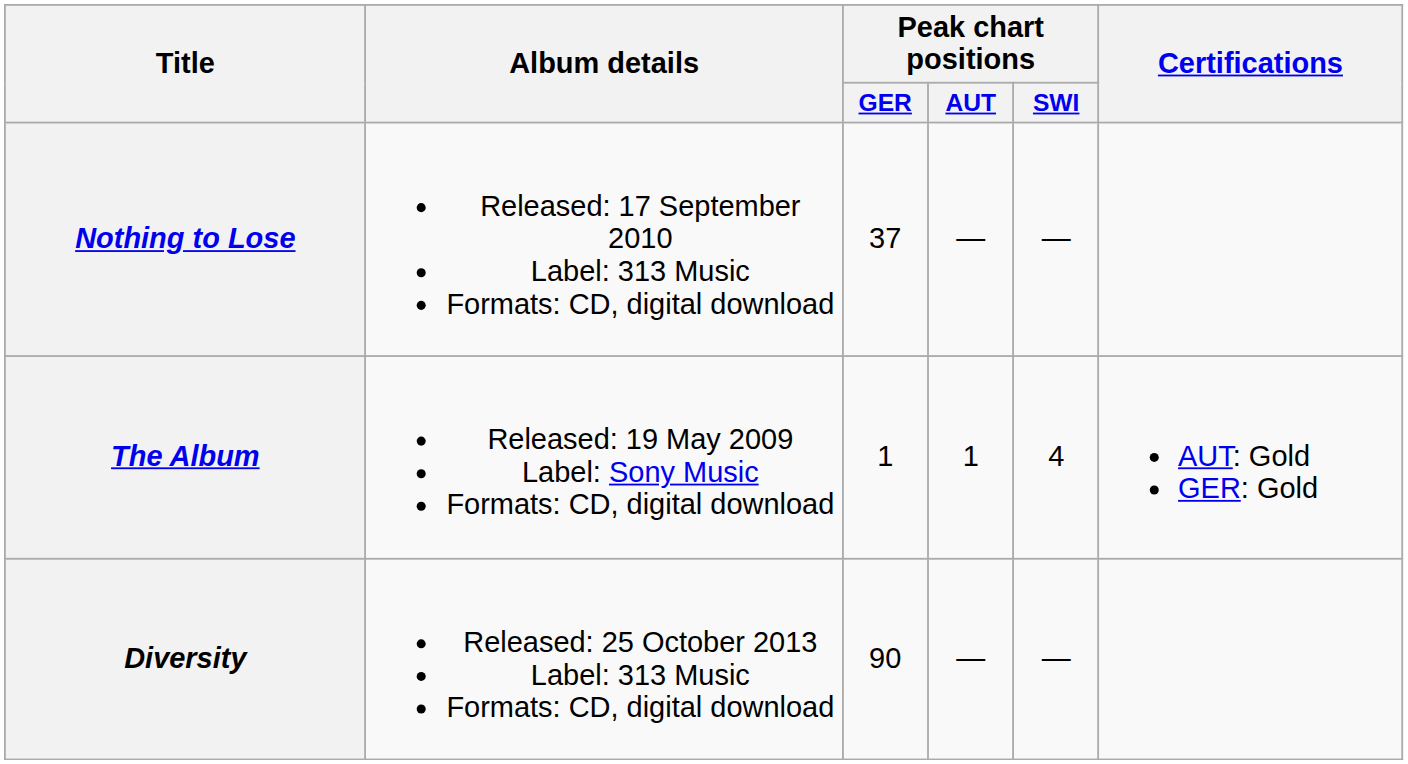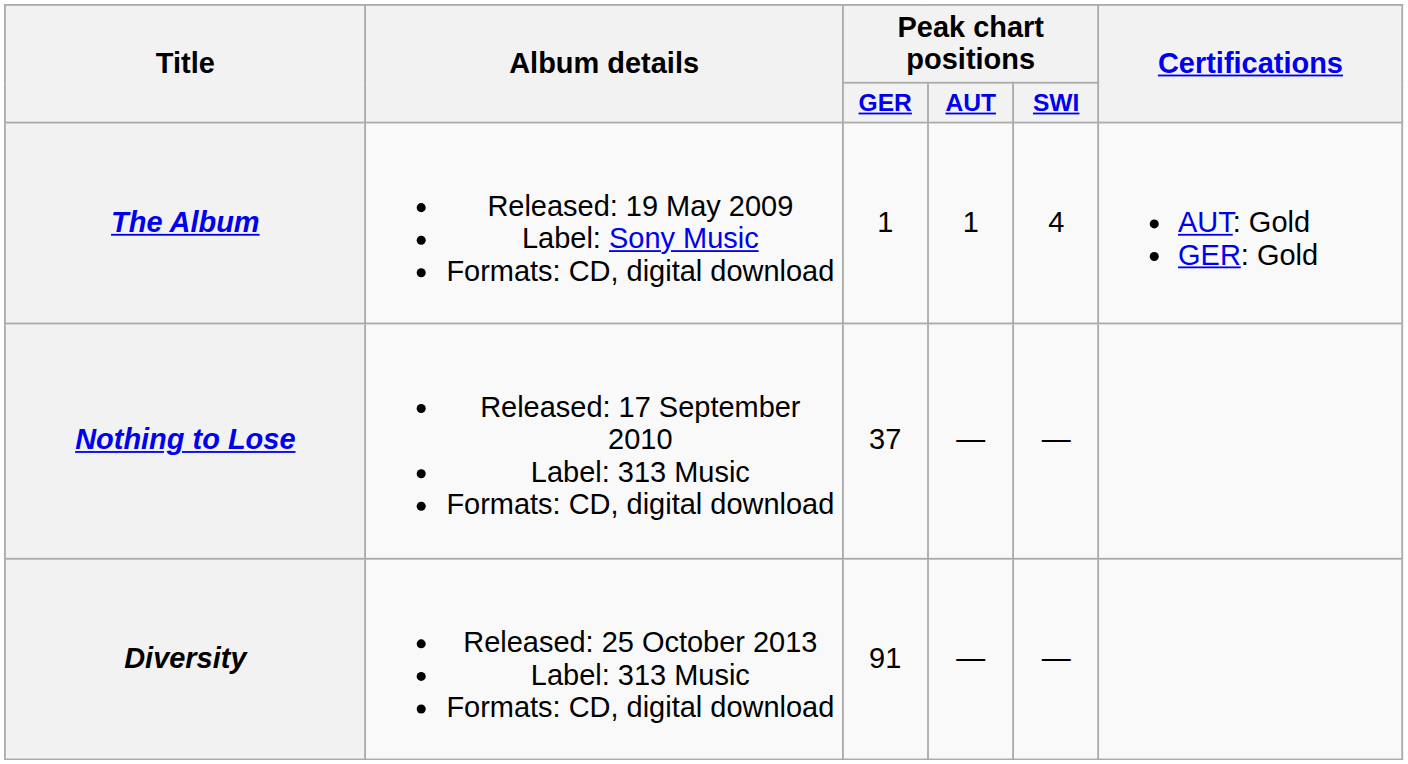rows swapped: (185, 456) <-> (185, 238)
(885, 658) 90 -> (885, 658) 91
